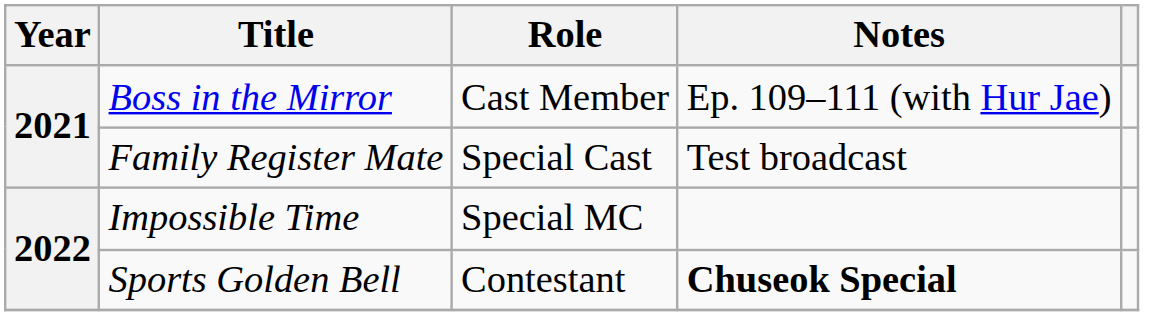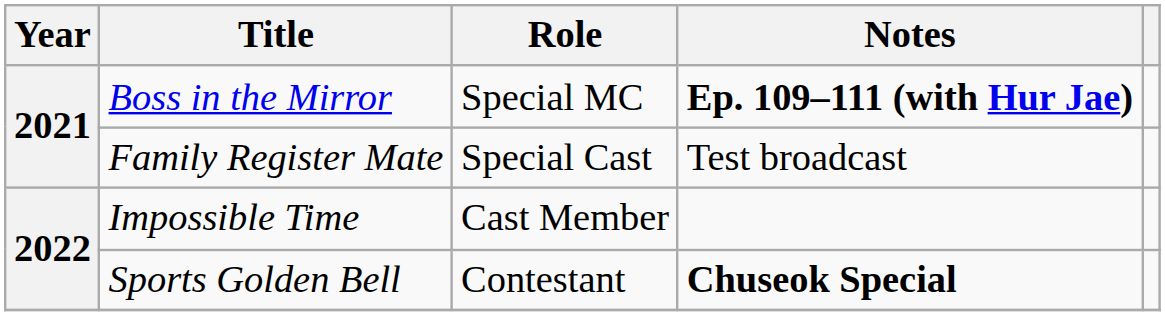(565, 95) Cast Member -> (552, 95) Special MC
(899, 95) normal -> (910, 95) bold
(552, 217) Special MC -> (565, 217) Cast Member
